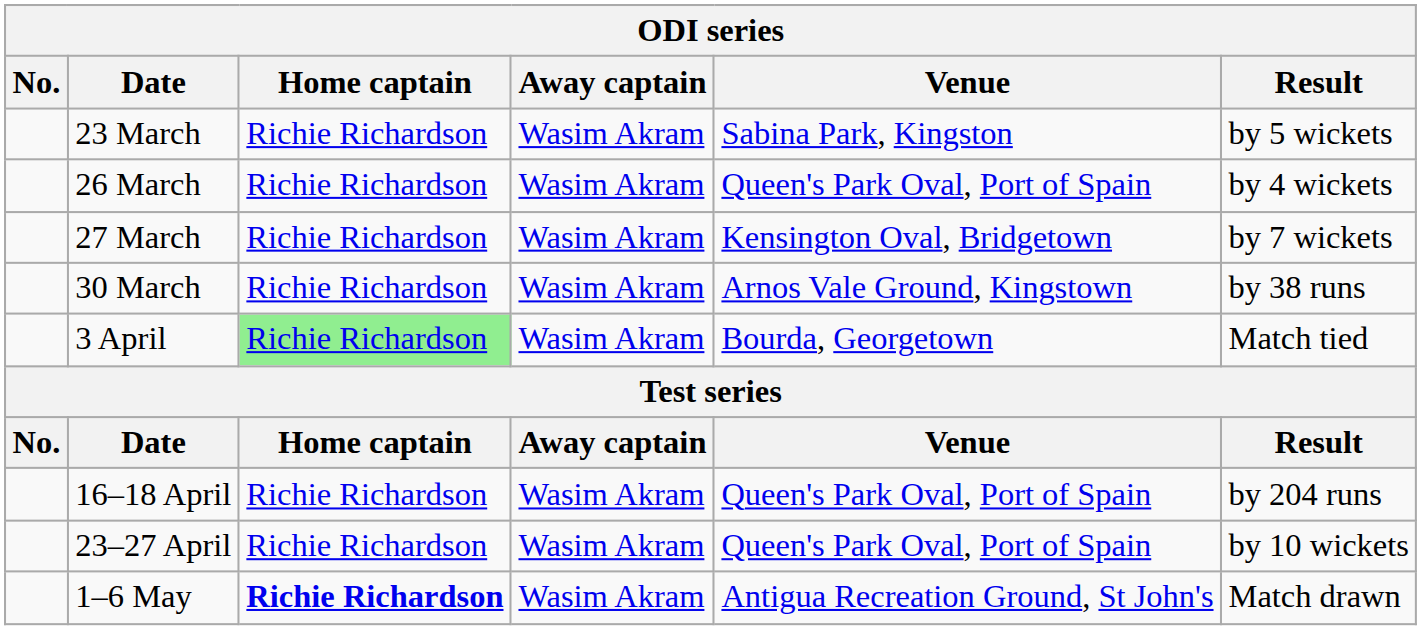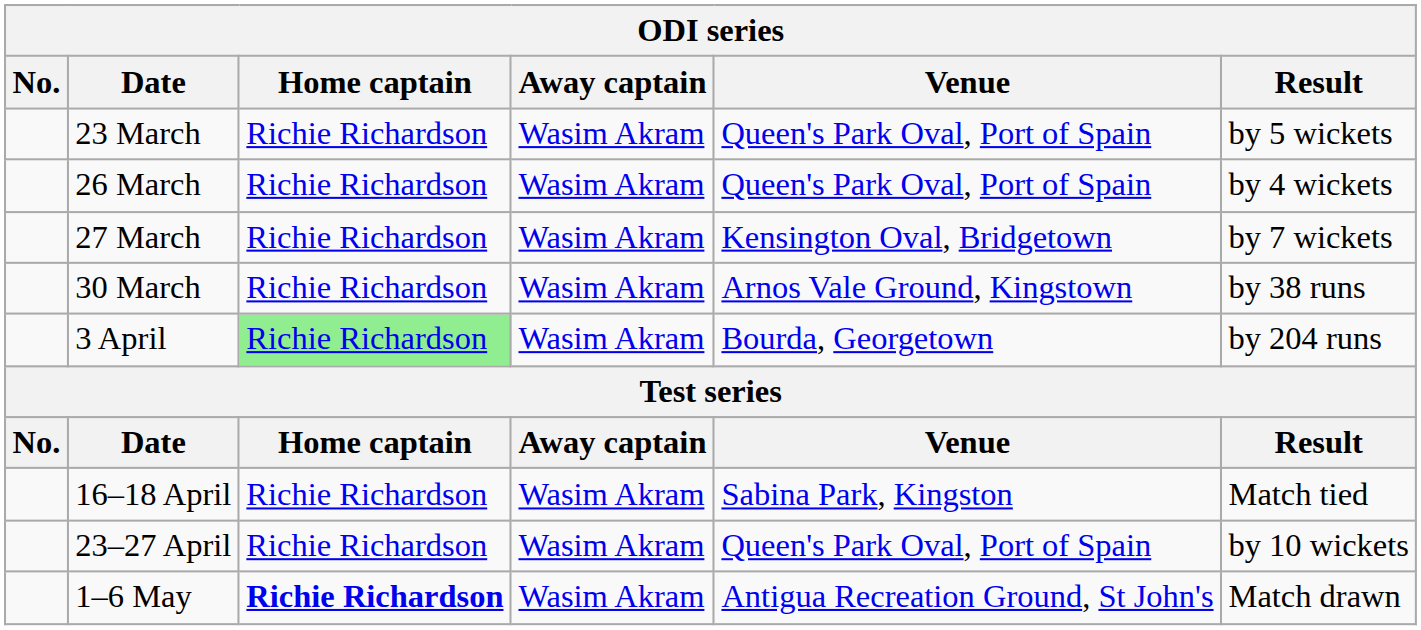(867, 133) Sabina Park, Kingston -> (936, 133) Queen's Park Oval, Port of Spain
(1298, 339) Match tied -> (1305, 339) by 204 runs
(936, 493) Queen's Park Oval, Port of Spain -> (867, 493) Sabina Park, Kingston
(1305, 493) by 204 runs -> (1298, 493) Match tied
